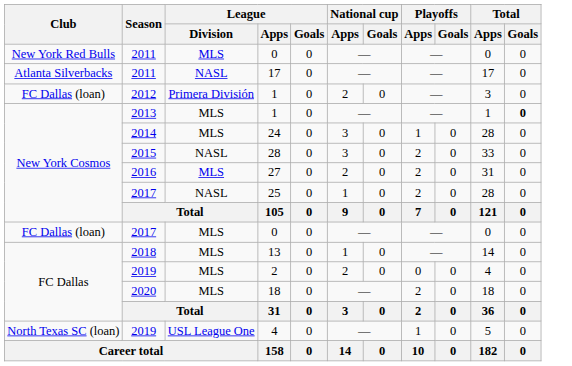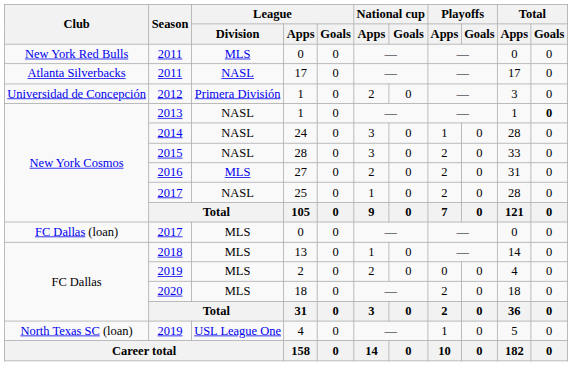(63, 93) FC Dallas (loan) -> (77, 93) Universidad de Concepción
(211, 113) MLS -> (238, 113) NASL
(211, 133) MLS -> (238, 133) NASL
